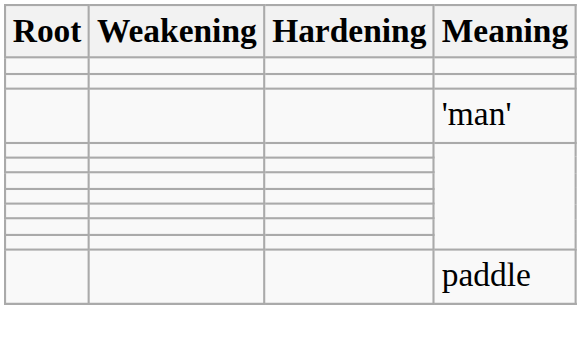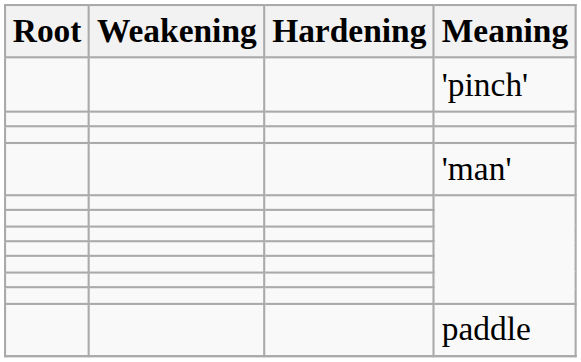+ row: (47, 85)
